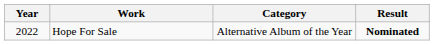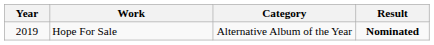(27, 31) 2022 -> (27, 31) 2019
